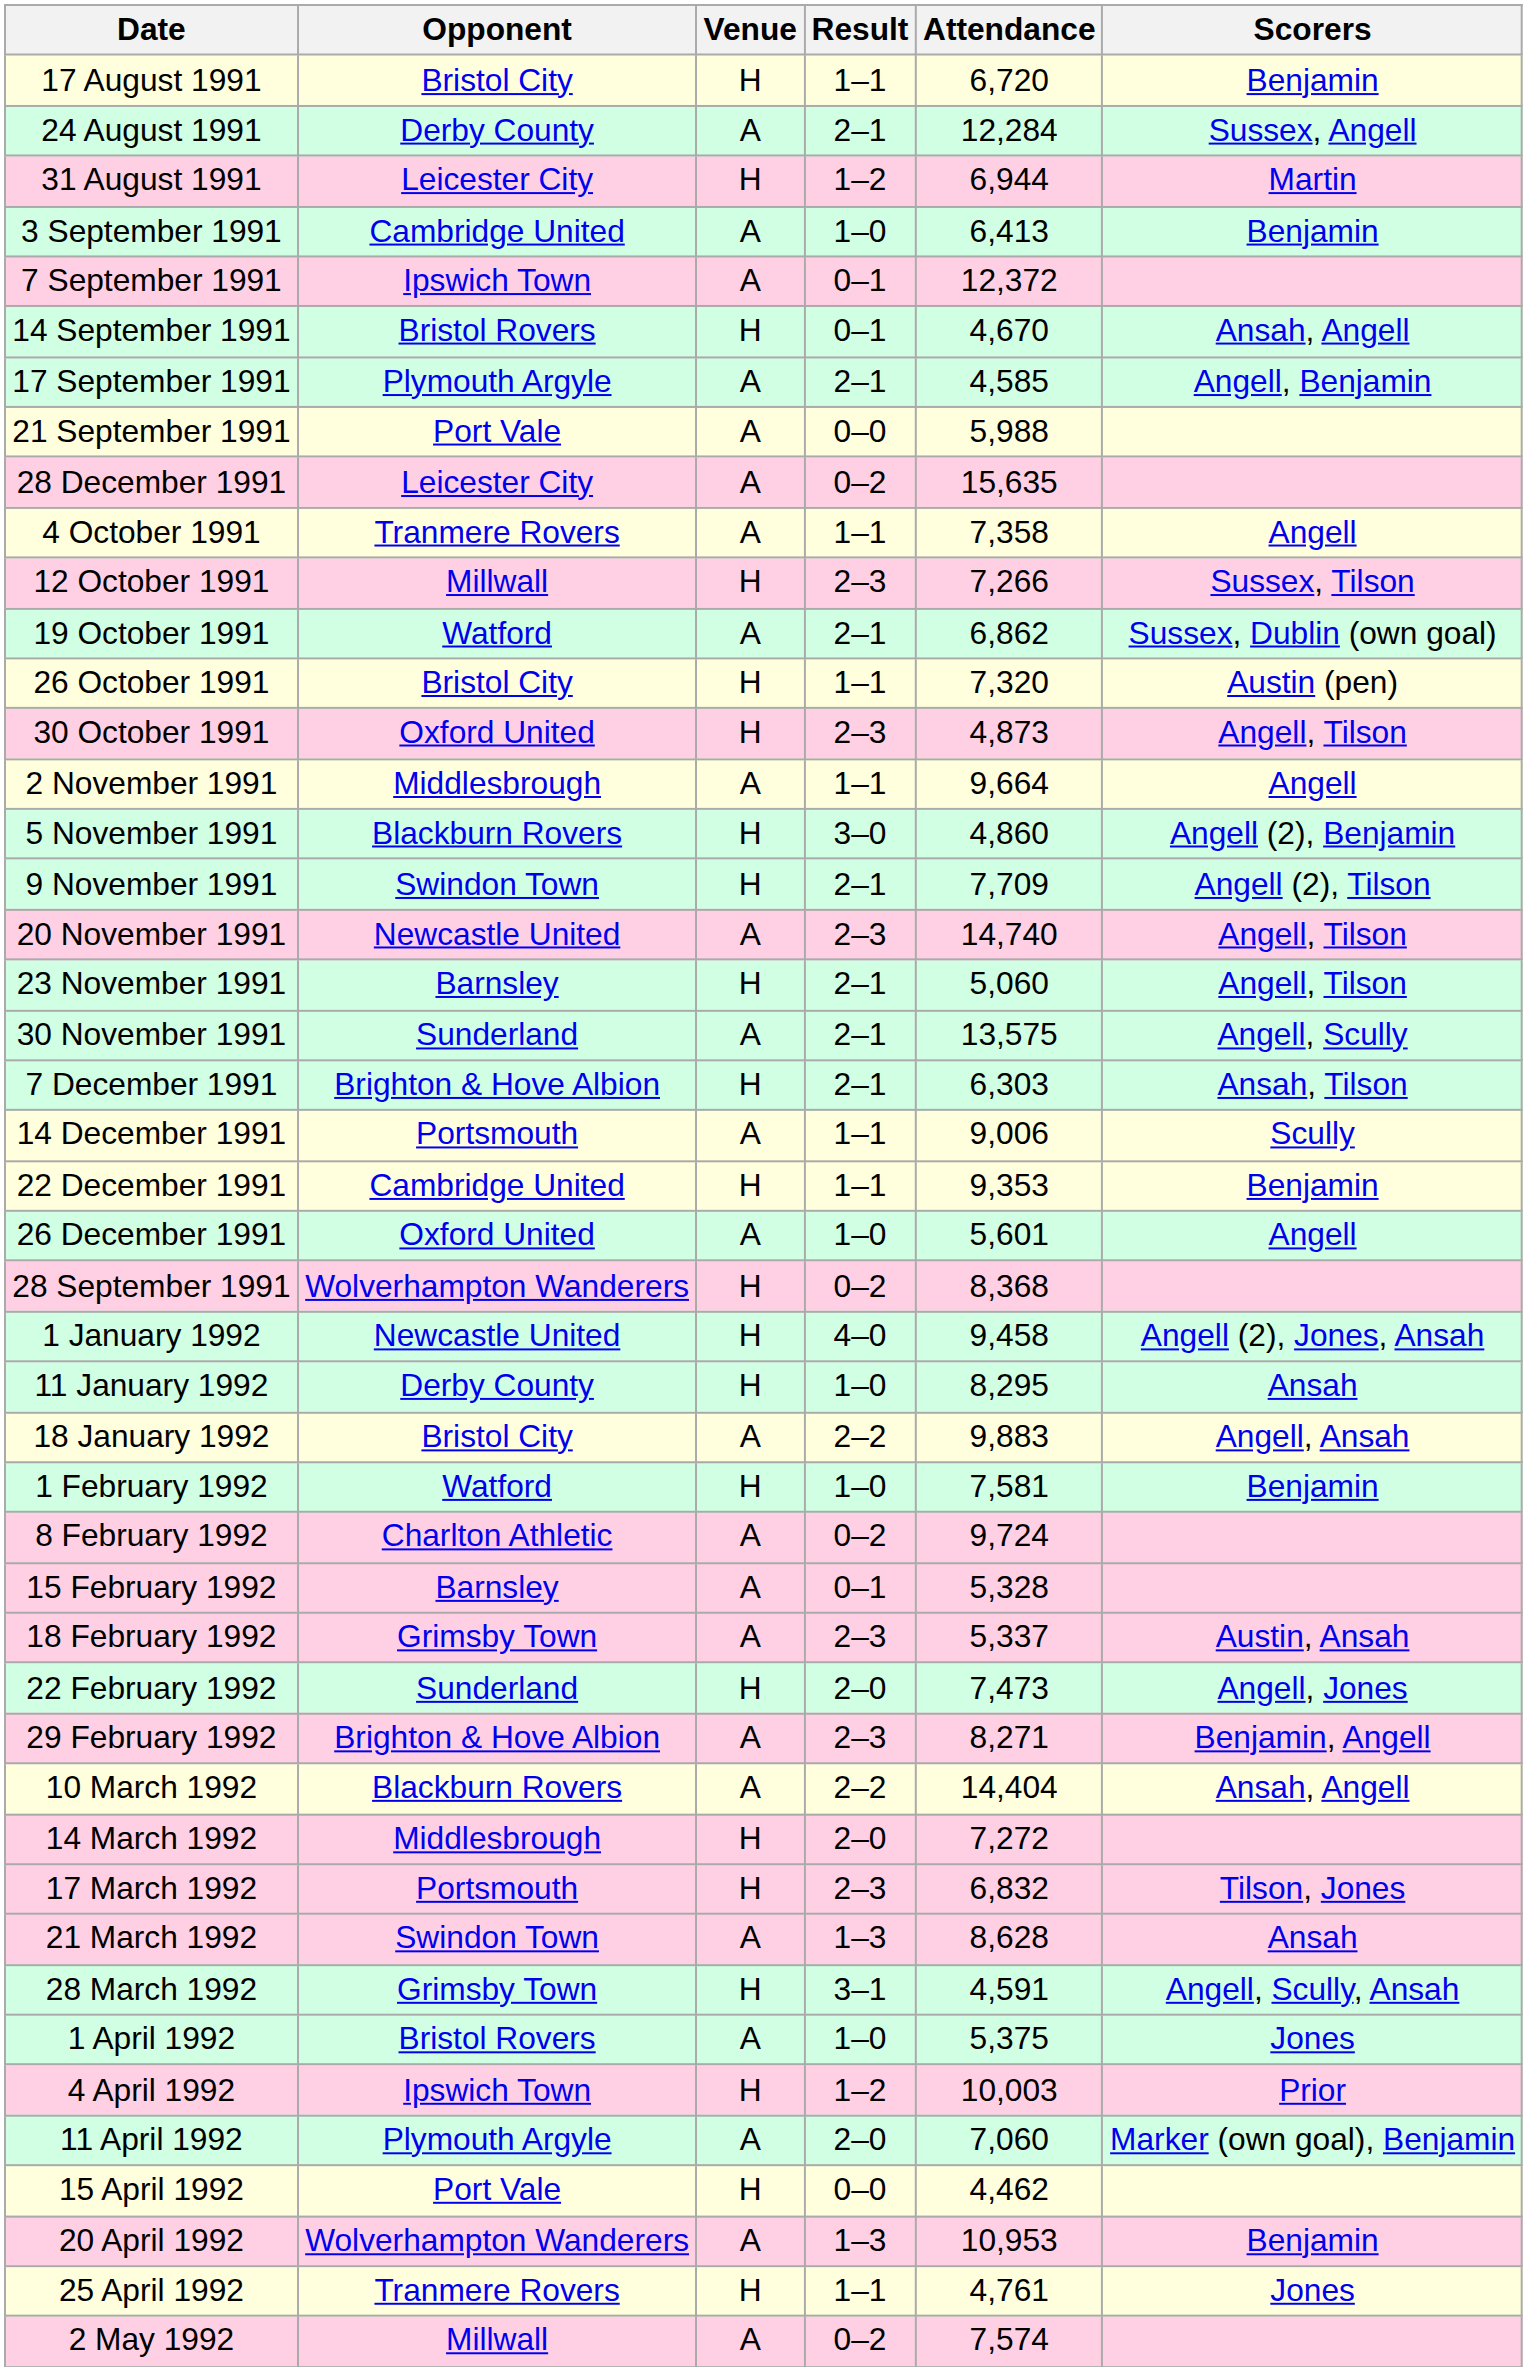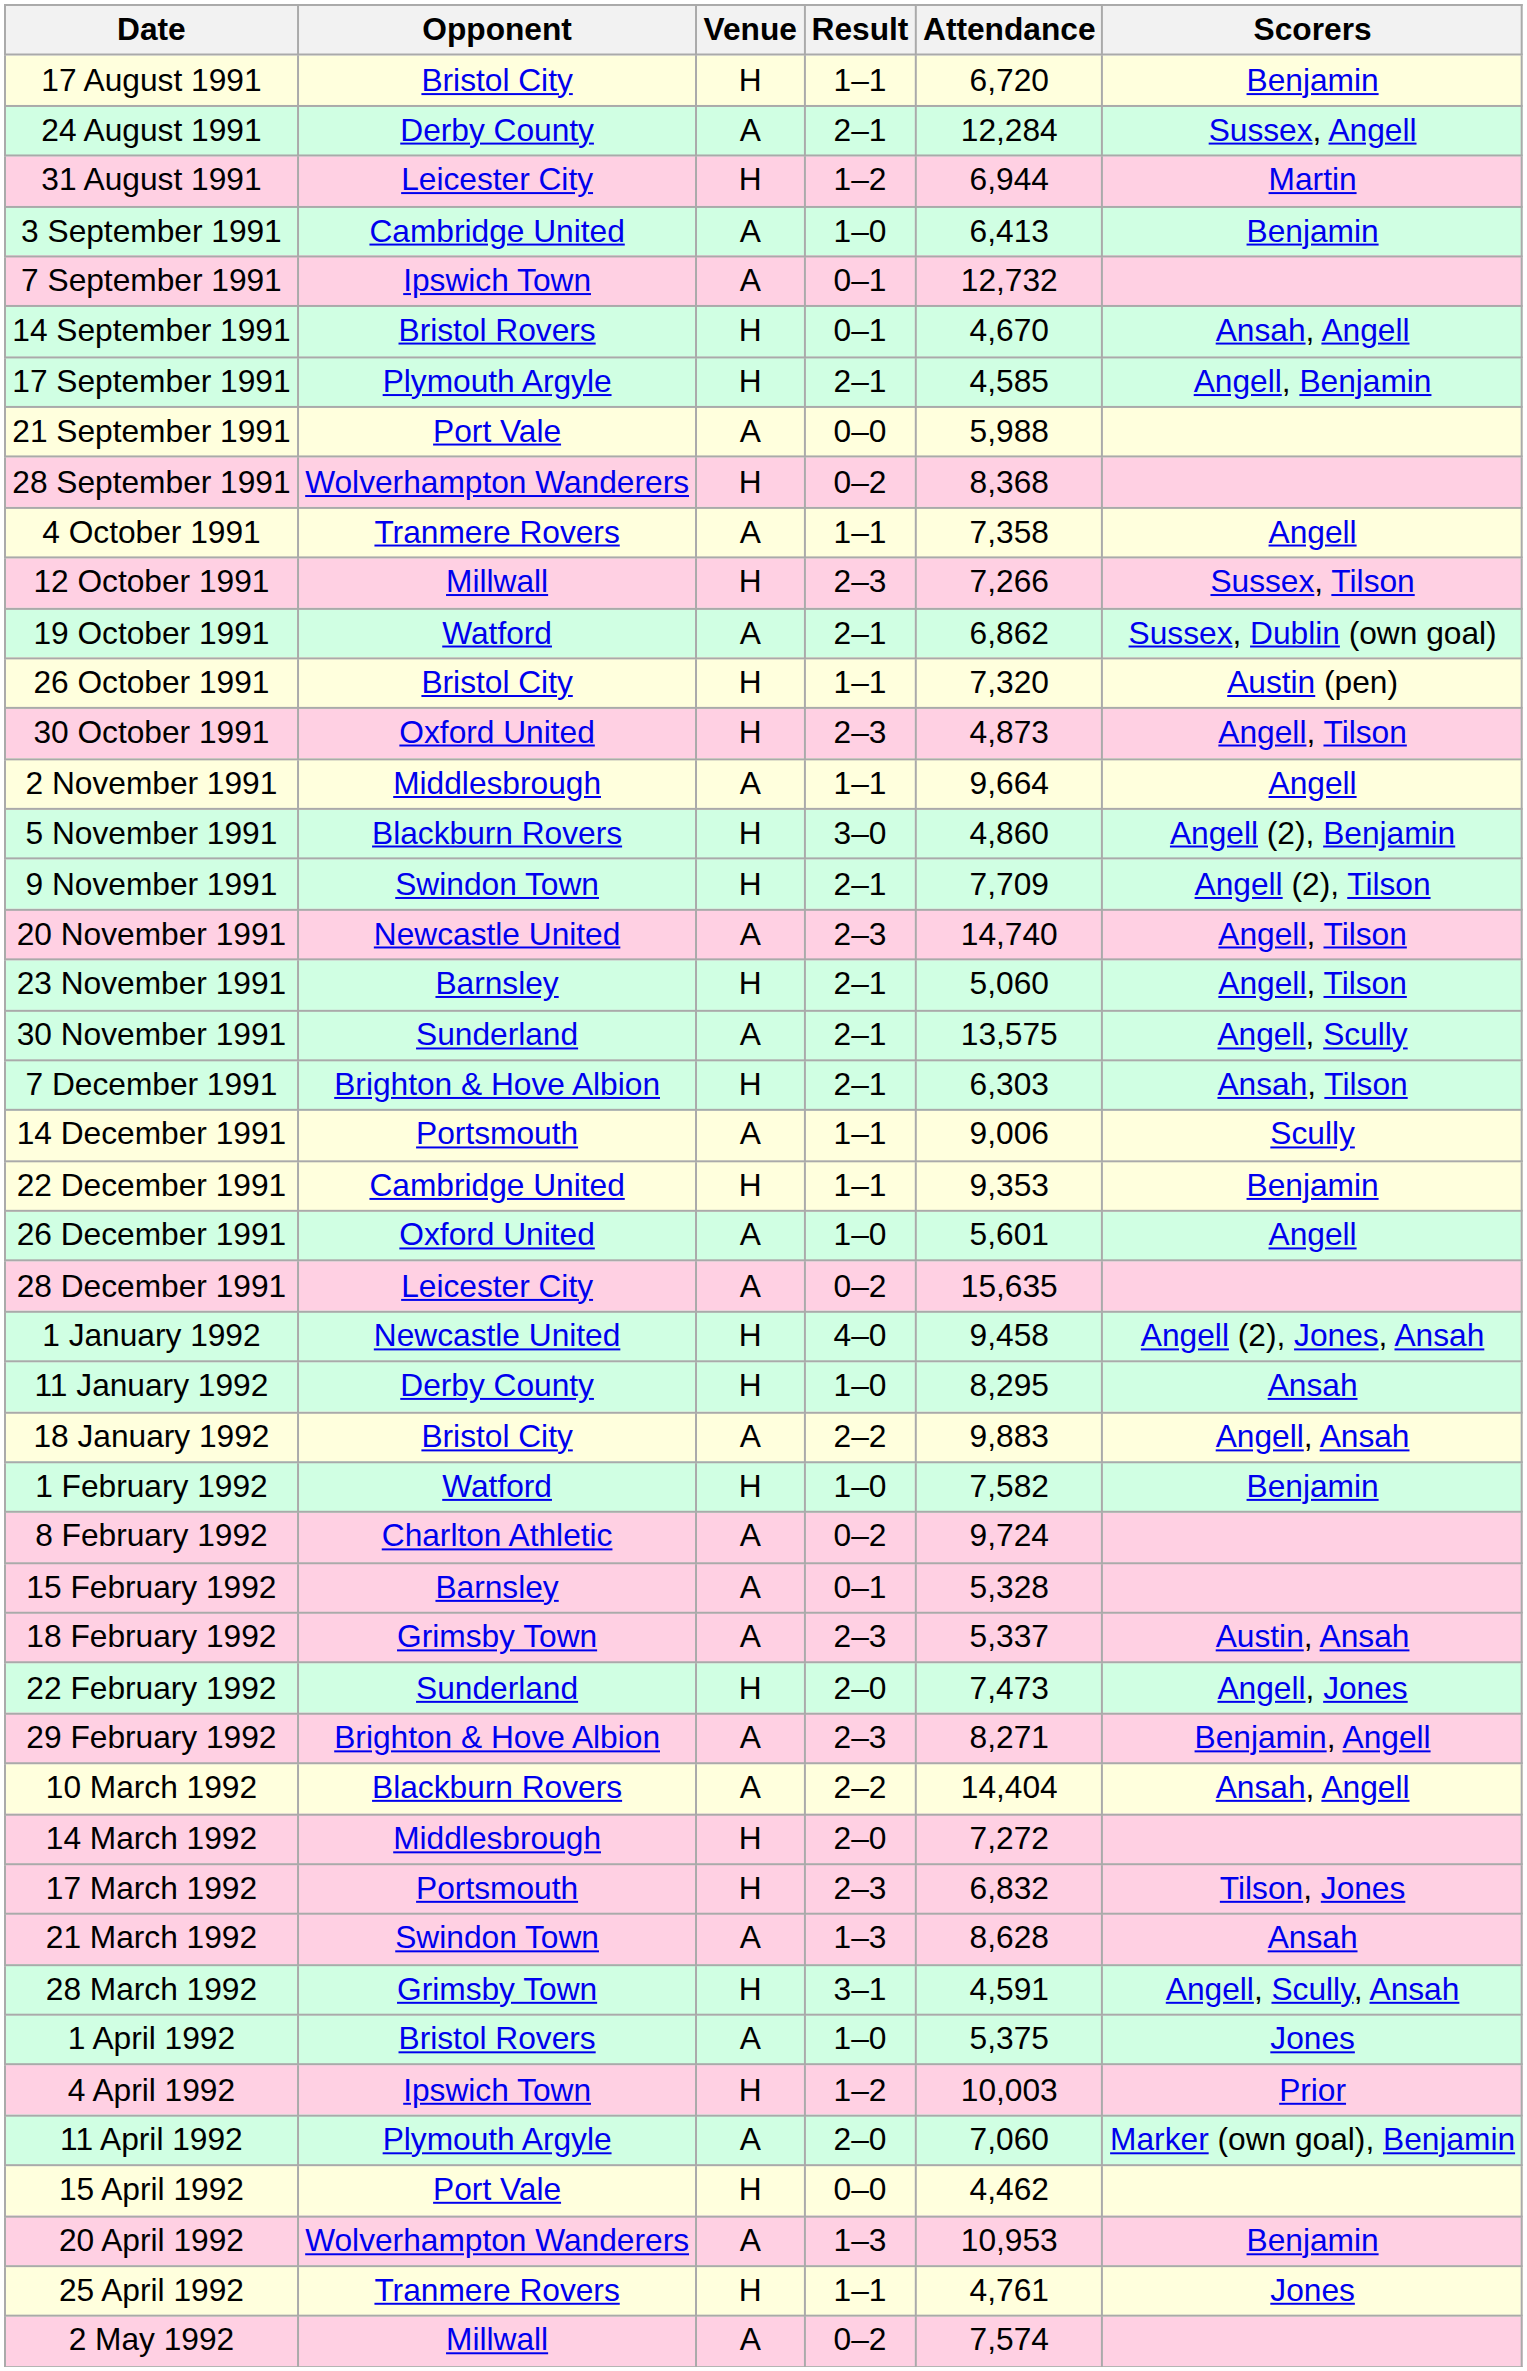(1009, 280) 12,372 -> (1009, 280) 12,732
(750, 381) A -> (750, 381) H
rows swapped: (151, 1285) <-> (151, 481)
(1009, 1486) 7,581 -> (1009, 1486) 7,582
